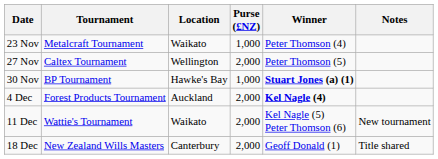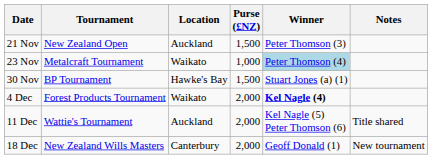+ row: (23, 44)
(305, 44) no background -> (305, 61) lightblue background
- row: (23, 61)
(248, 79) 1,000 -> (248, 79) 1,500
(309, 79) bold -> (306, 79) normal
(192, 97) Auckland -> (189, 97) Waikato
(189, 121) Waikato -> (192, 121) Auckland
(395, 121) New tournament -> (378, 121) Title shared
(384, 145) Title shared -> (389, 145) New tournament
